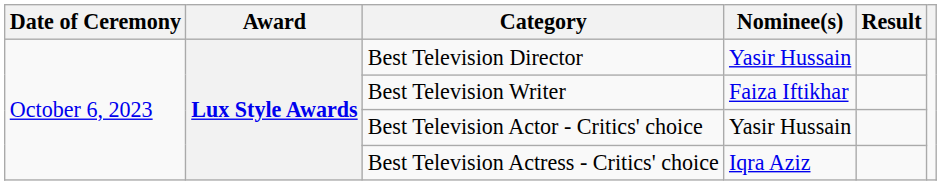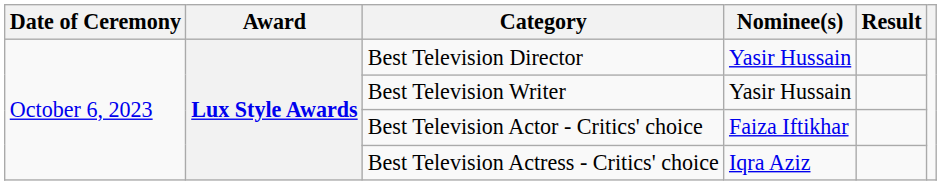(789, 92) Faiza Iftikhar -> (790, 92) Yasir Hussain
(790, 127) Yasir Hussain -> (789, 127) Faiza Iftikhar
